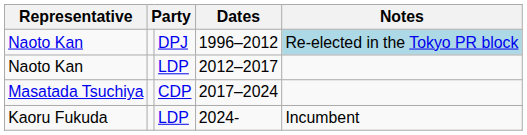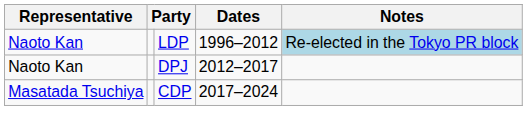(173, 42) DPJ -> (173, 42) LDP
(173, 67) LDP -> (173, 67) DPJ
- row: (219, 117)
